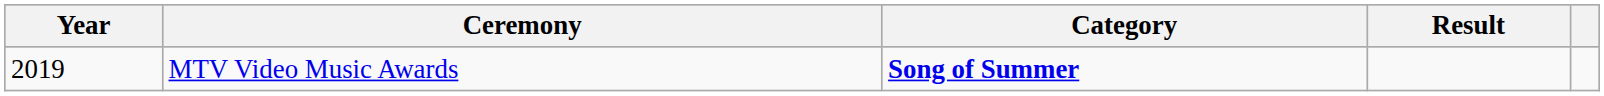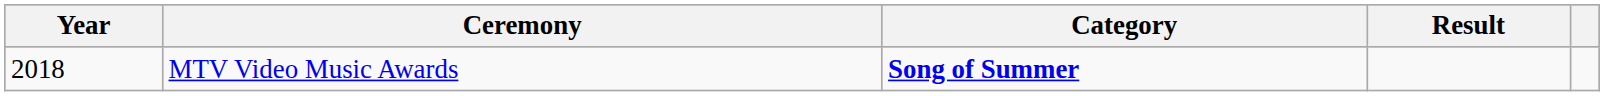(38, 68) 2019 -> (38, 68) 2018
